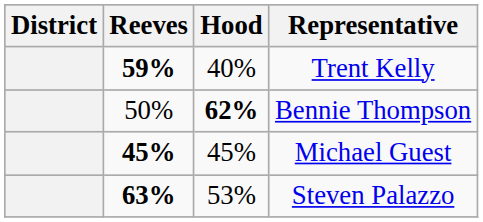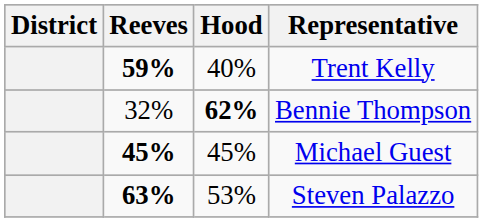(149, 110) 50% -> (149, 110) 32%
